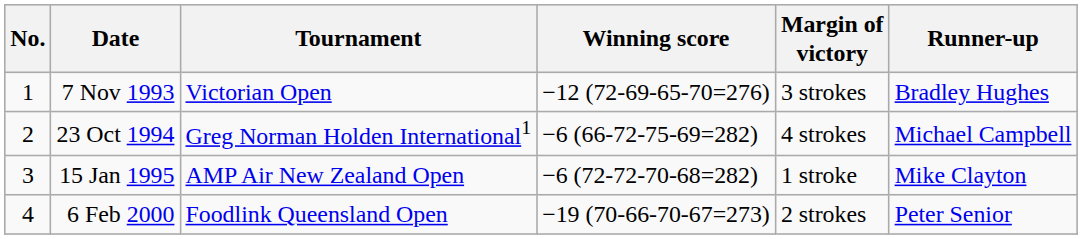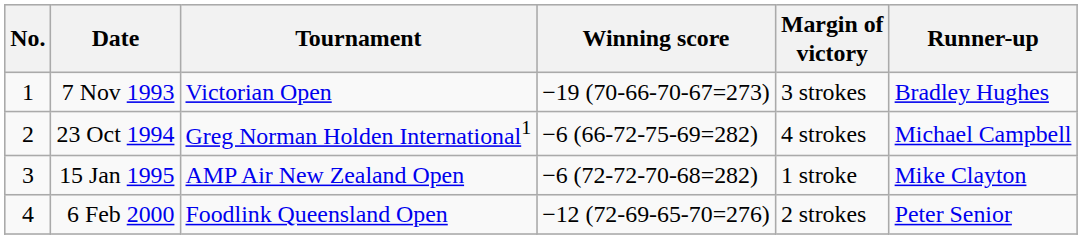(656, 91) −12 (72-69-65-70=276) -> (656, 91) −19 (70-66-70-67=273)
(656, 214) −19 (70-66-70-67=273) -> (656, 214) −12 (72-69-65-70=276)
